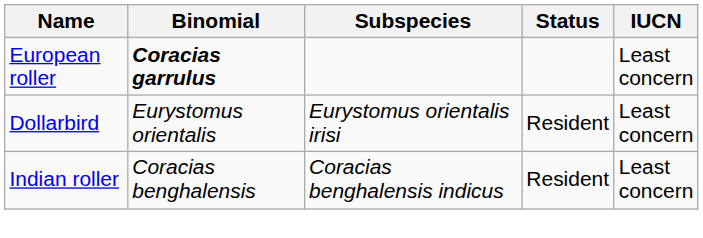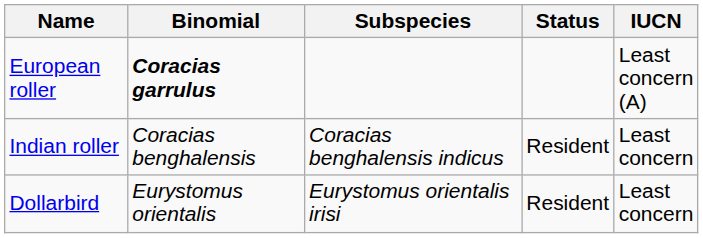(656, 66) Least concern -> (656, 77) Least concern (A)
rows swapped: (64, 179) <-> (54, 122)
